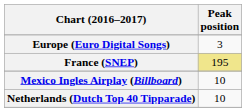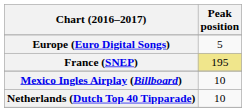(220, 44) 3 -> (220, 44) 5
